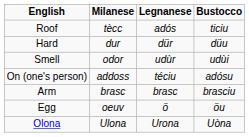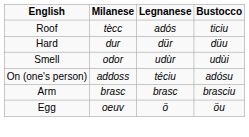- row: (47, 124)
